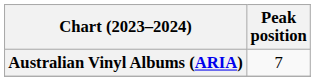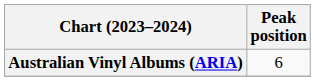(279, 62) 7 -> (279, 62) 6
